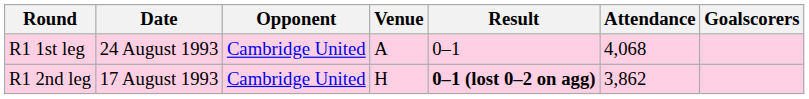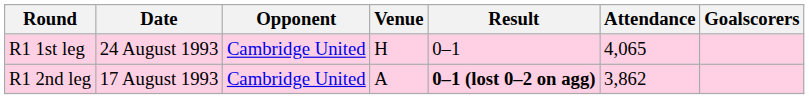(381, 49) A -> (381, 49) H
(625, 49) 4,068 -> (625, 49) 4,065
(381, 78) H -> (381, 78) A
